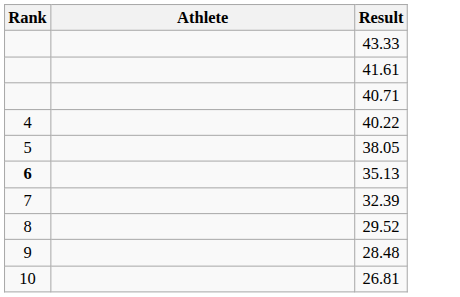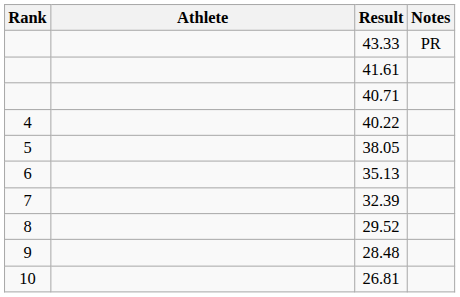+ column: (431, 17)
(28, 174) bold -> (28, 174) normal
